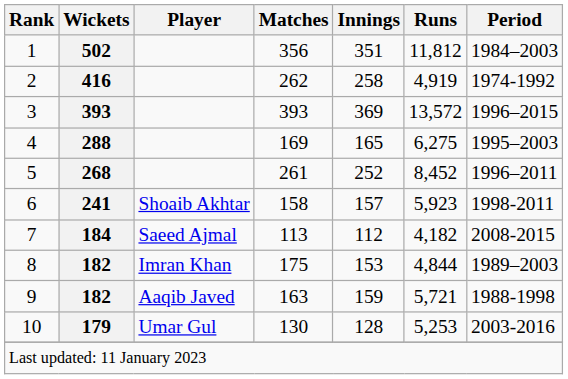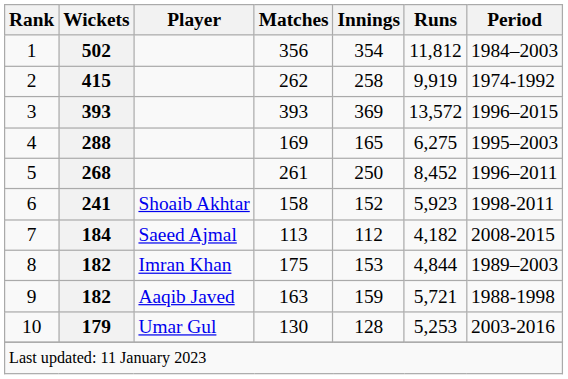(369, 50) 351 -> (369, 50) 354
(96, 81) 416 -> (96, 81) 415
(435, 81) 4,919 -> (435, 81) 9,919
(369, 173) 252 -> (369, 173) 250
(369, 204) 157 -> (369, 204) 152
